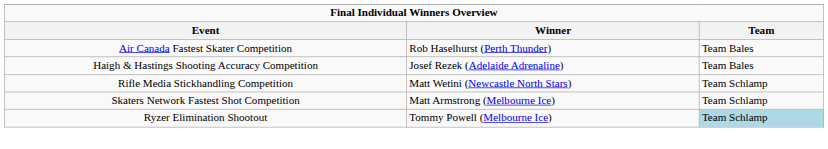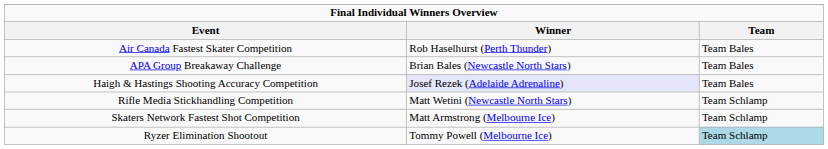+ row: (206, 65)
(486, 65) no background -> (486, 83) lavender background
